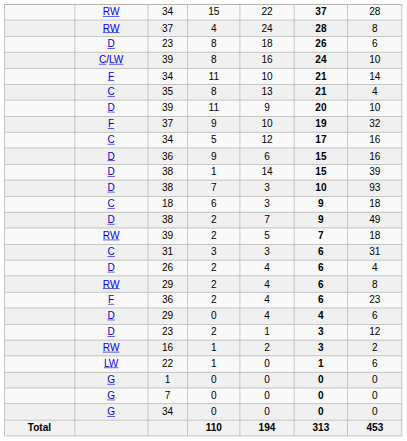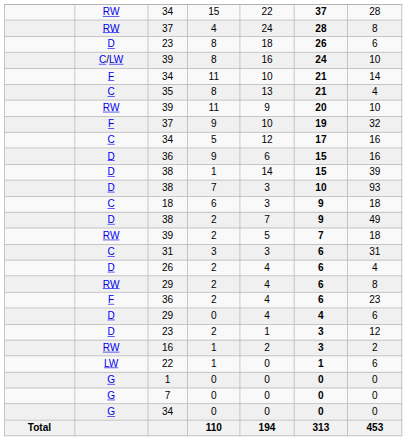(111, 108) D -> (111, 108) RW
